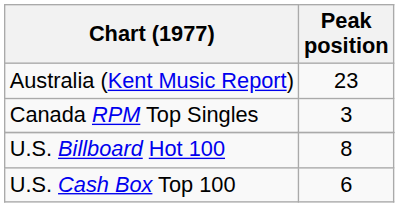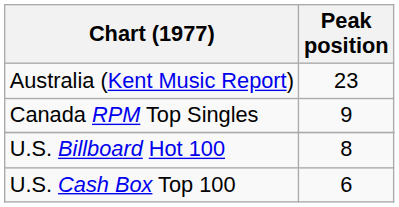(346, 115) 3 -> (346, 115) 9
